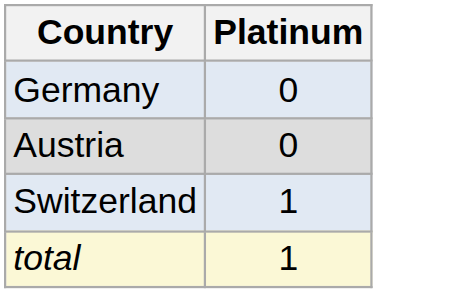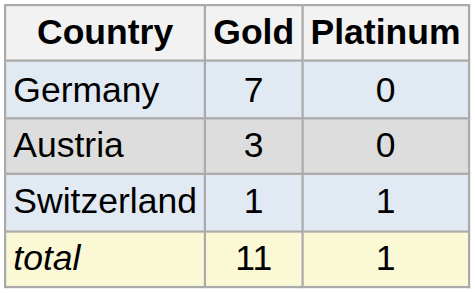+ column: (254, 32)
